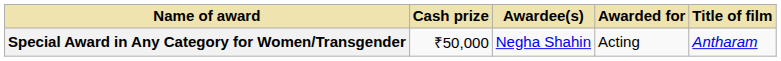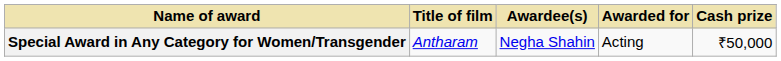columns swapped: (732, 16) <-> (451, 16)
